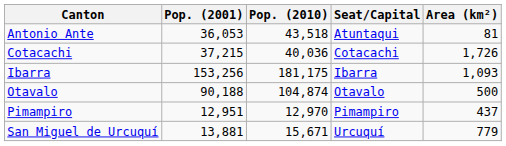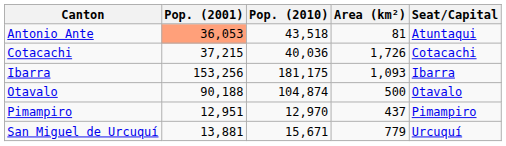columns swapped: (462, 14) <-> (377, 14)
(222, 34) no background -> (222, 34) lightsalmon background
